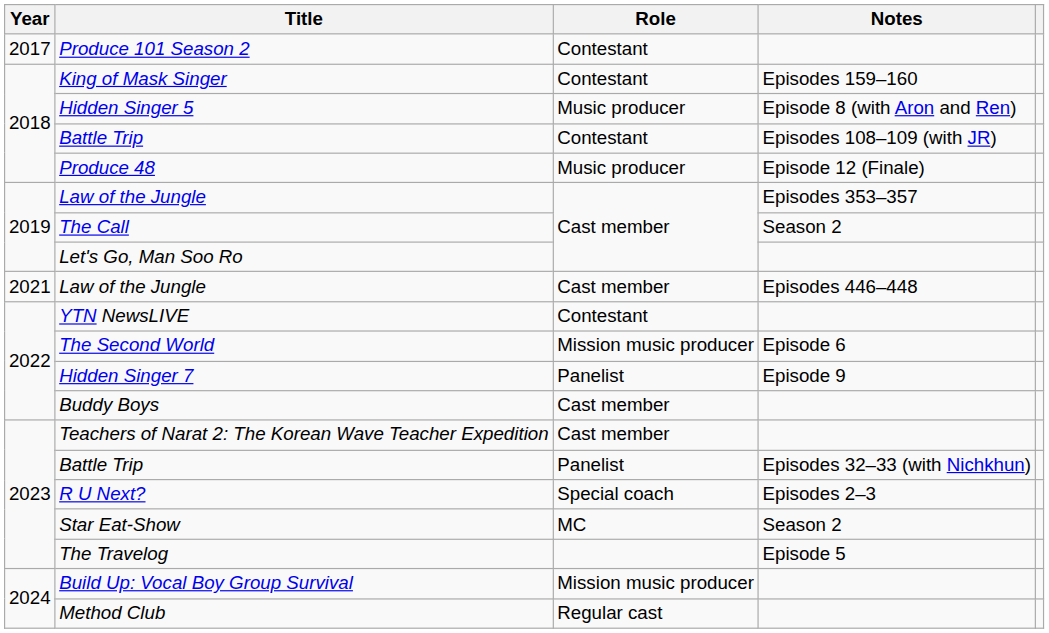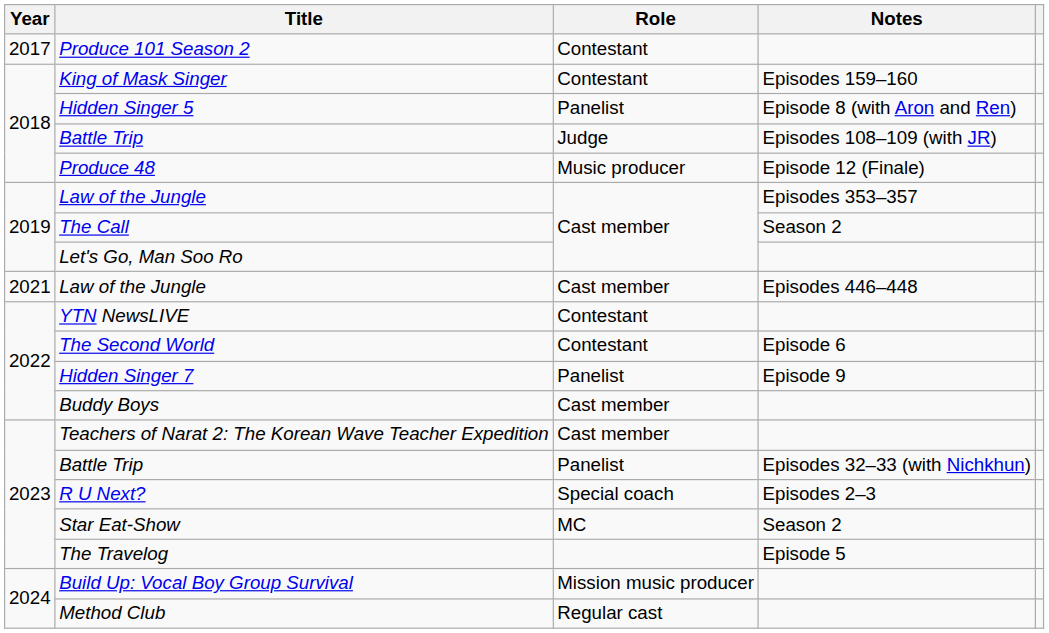(621, 108) Music producer -> (591, 108) Panelist
(603, 138) Contestant -> (583, 138) Judge
(656, 345) Mission music producer -> (603, 345) Contestant
